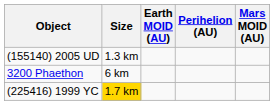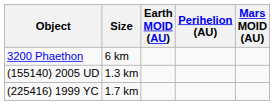rows swapped: (45, 74) <-> (53, 56)
(121, 92) gold background -> (121, 92) no background
